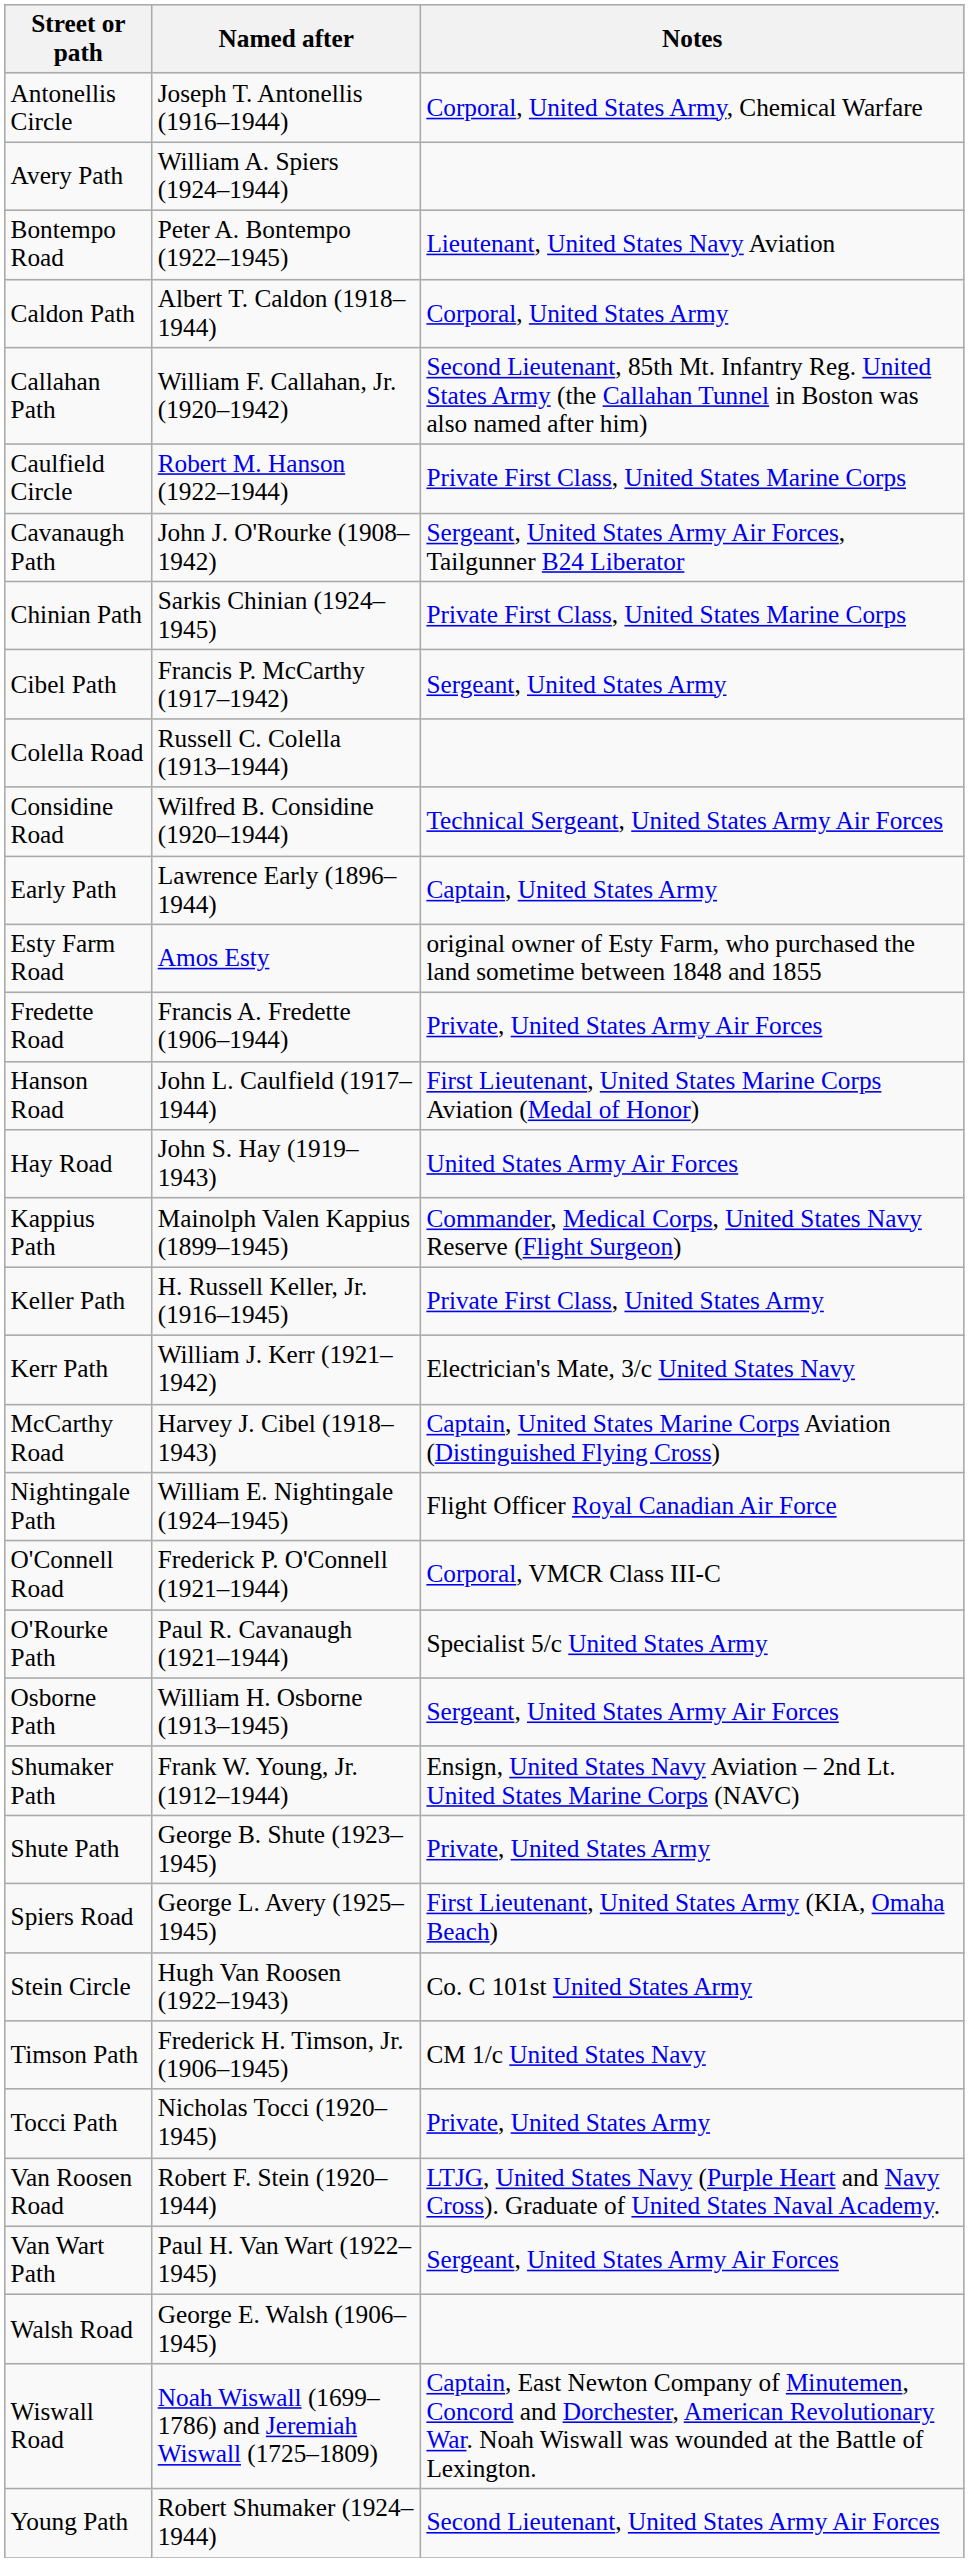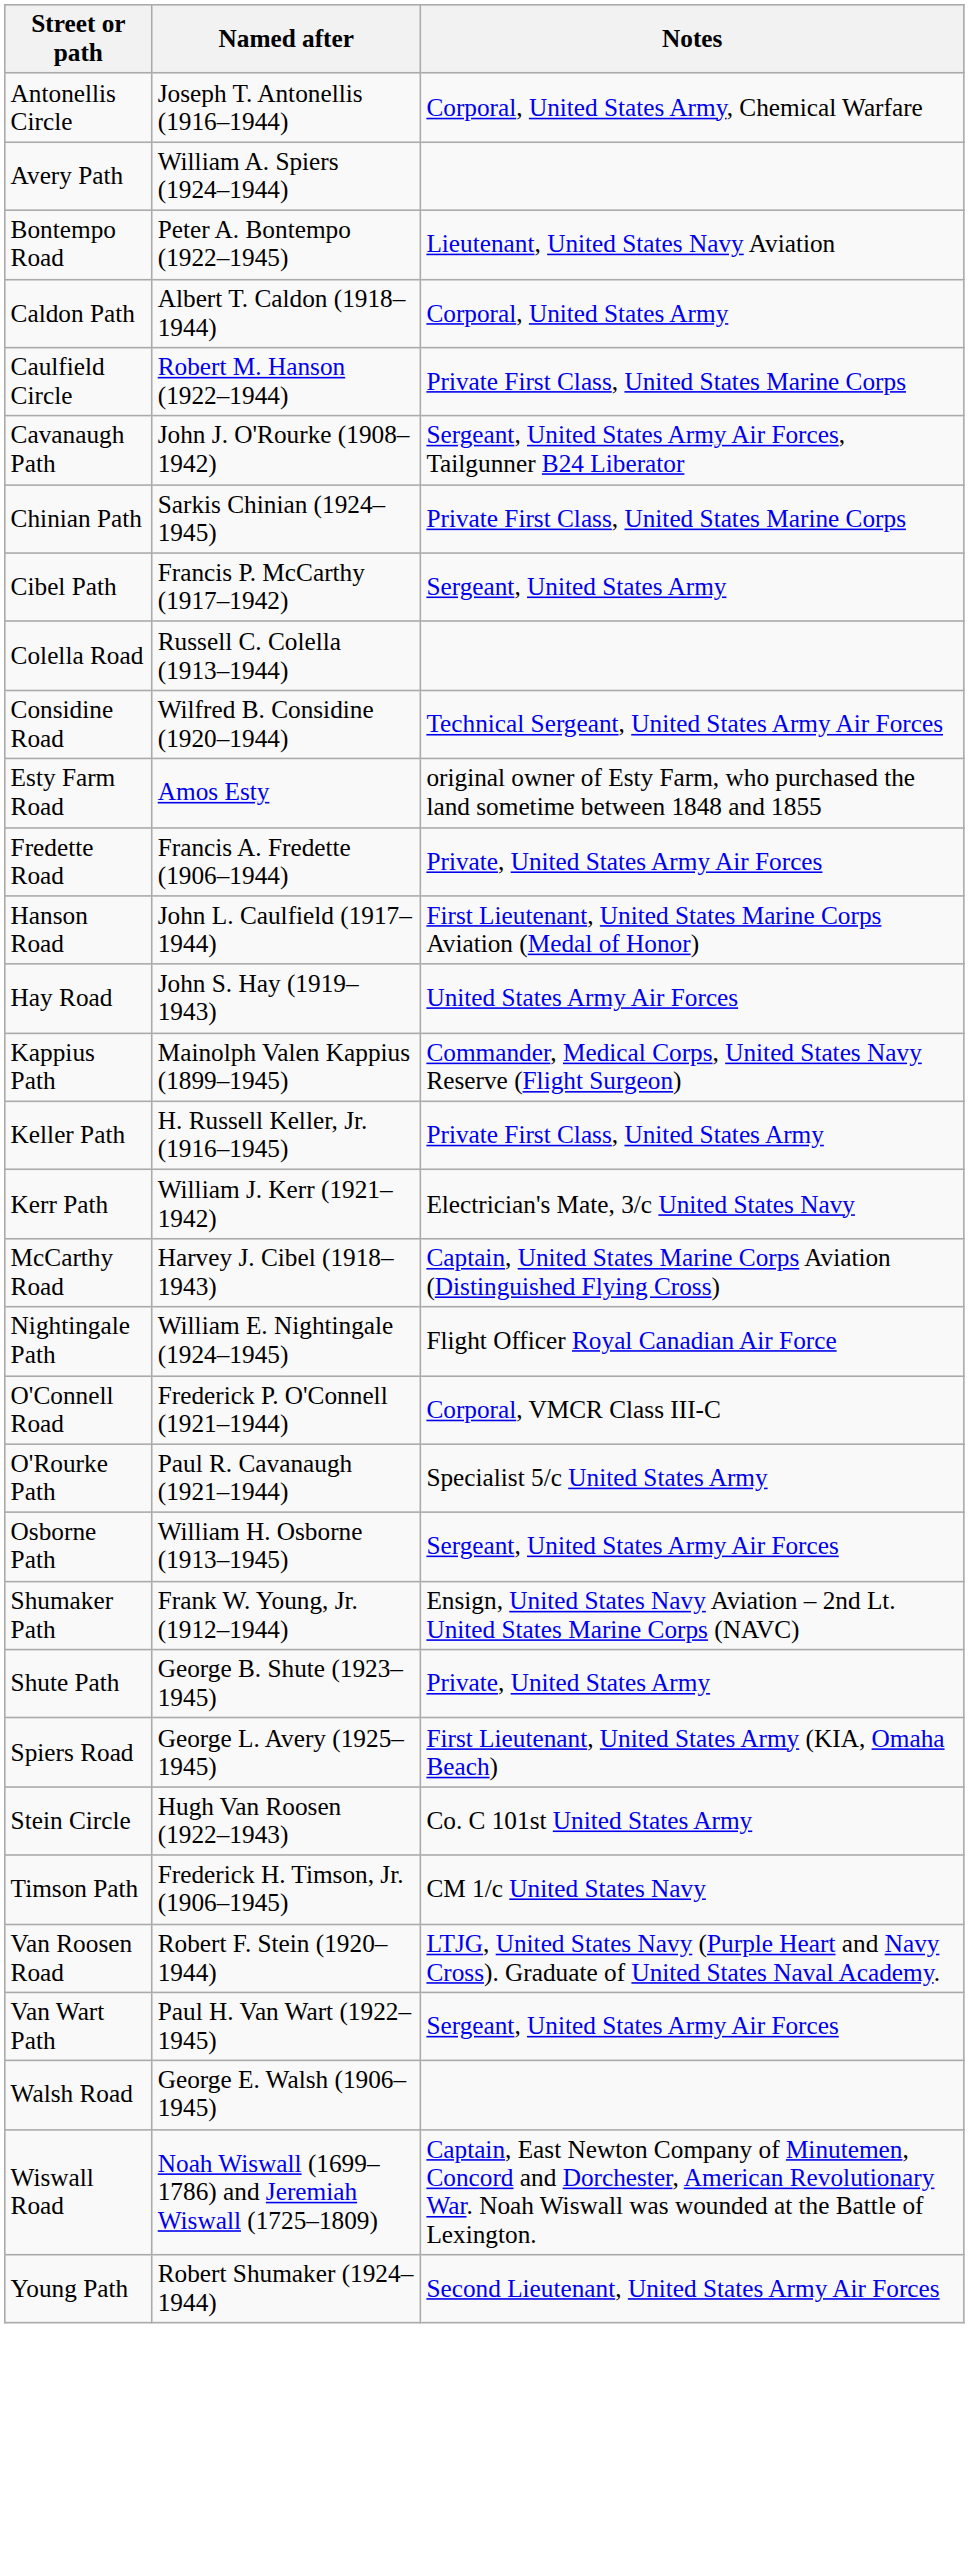- row: (56, 395)
- row: (64, 889)
- row: (64, 2123)
